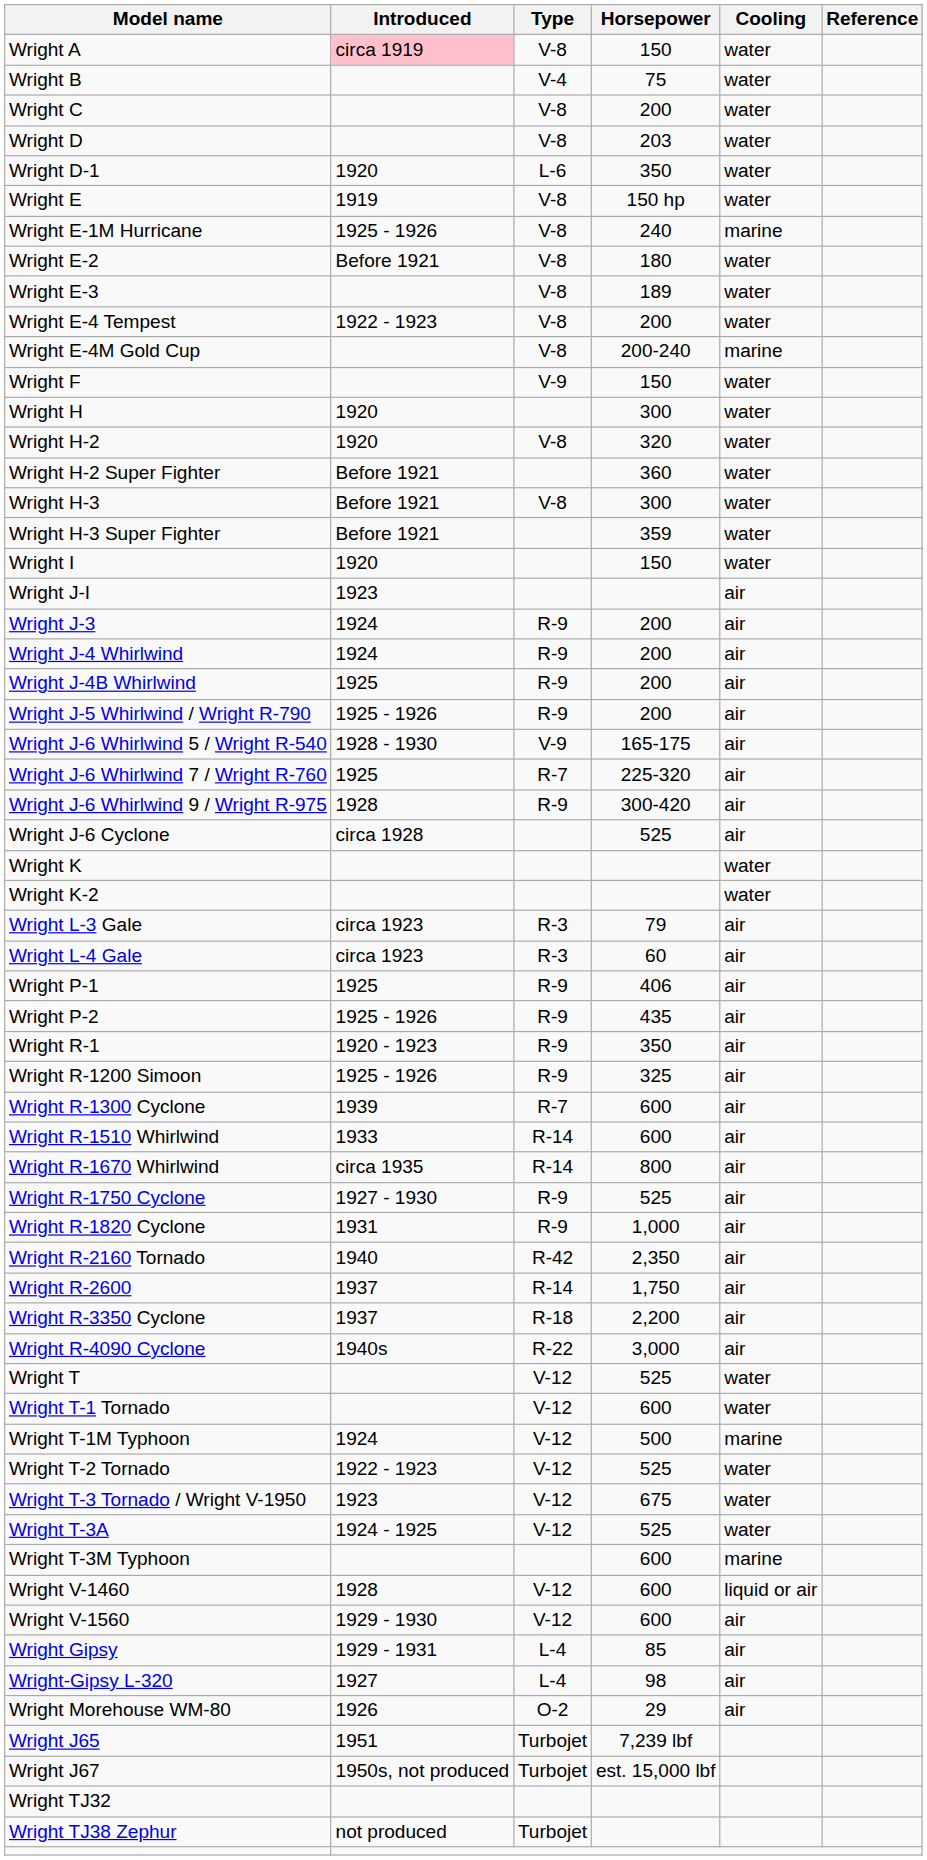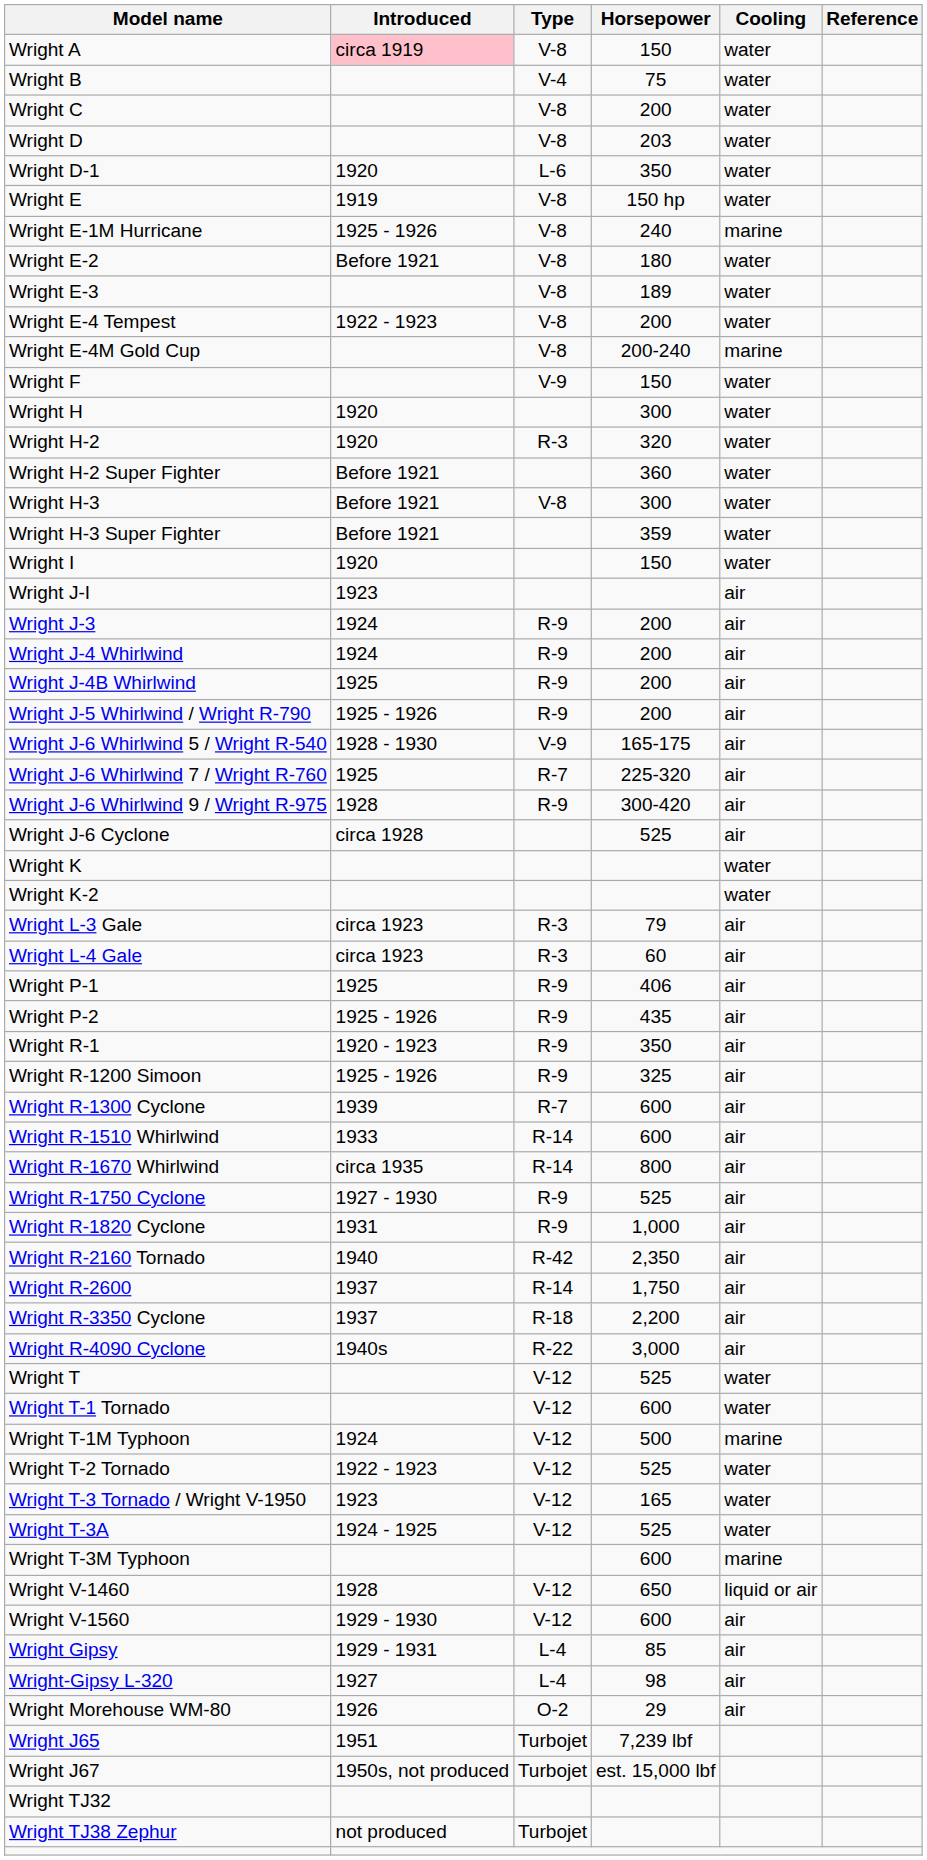(553, 442) V-8 -> (553, 442) R-3
(656, 1499) 675 -> (656, 1499) 165
(656, 1589) 600 -> (656, 1589) 650
